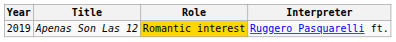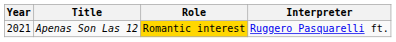(19, 29) 2019 -> (19, 29) 2021
